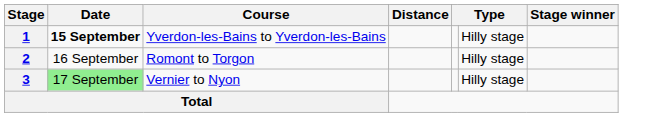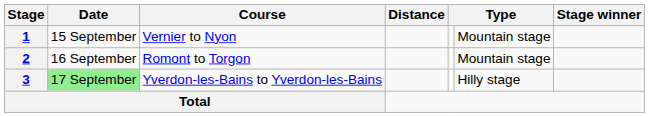(95, 36) bold -> (94, 36) normal
(266, 36) Yverdon-les-Bains to Yverdon-les-Bains -> (189, 36) Vernier to Nyon
(493, 36) Hilly stage -> (504, 36) Mountain stage
(493, 58) Hilly stage -> (504, 58) Mountain stage
(193, 79) Vernier to Nyon -> (262, 79) Yverdon-les-Bains to Yverdon-les-Bains
